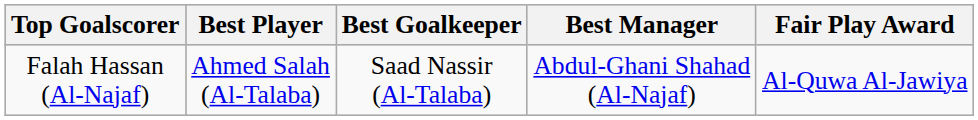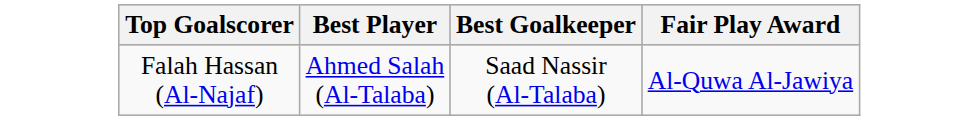- column: (642, 24)
